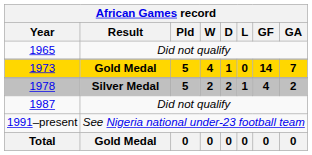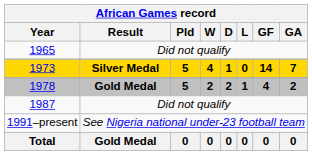(125, 68) Gold Medal -> (125, 68) Silver Medal
(125, 86) Silver Medal -> (125, 86) Gold Medal
